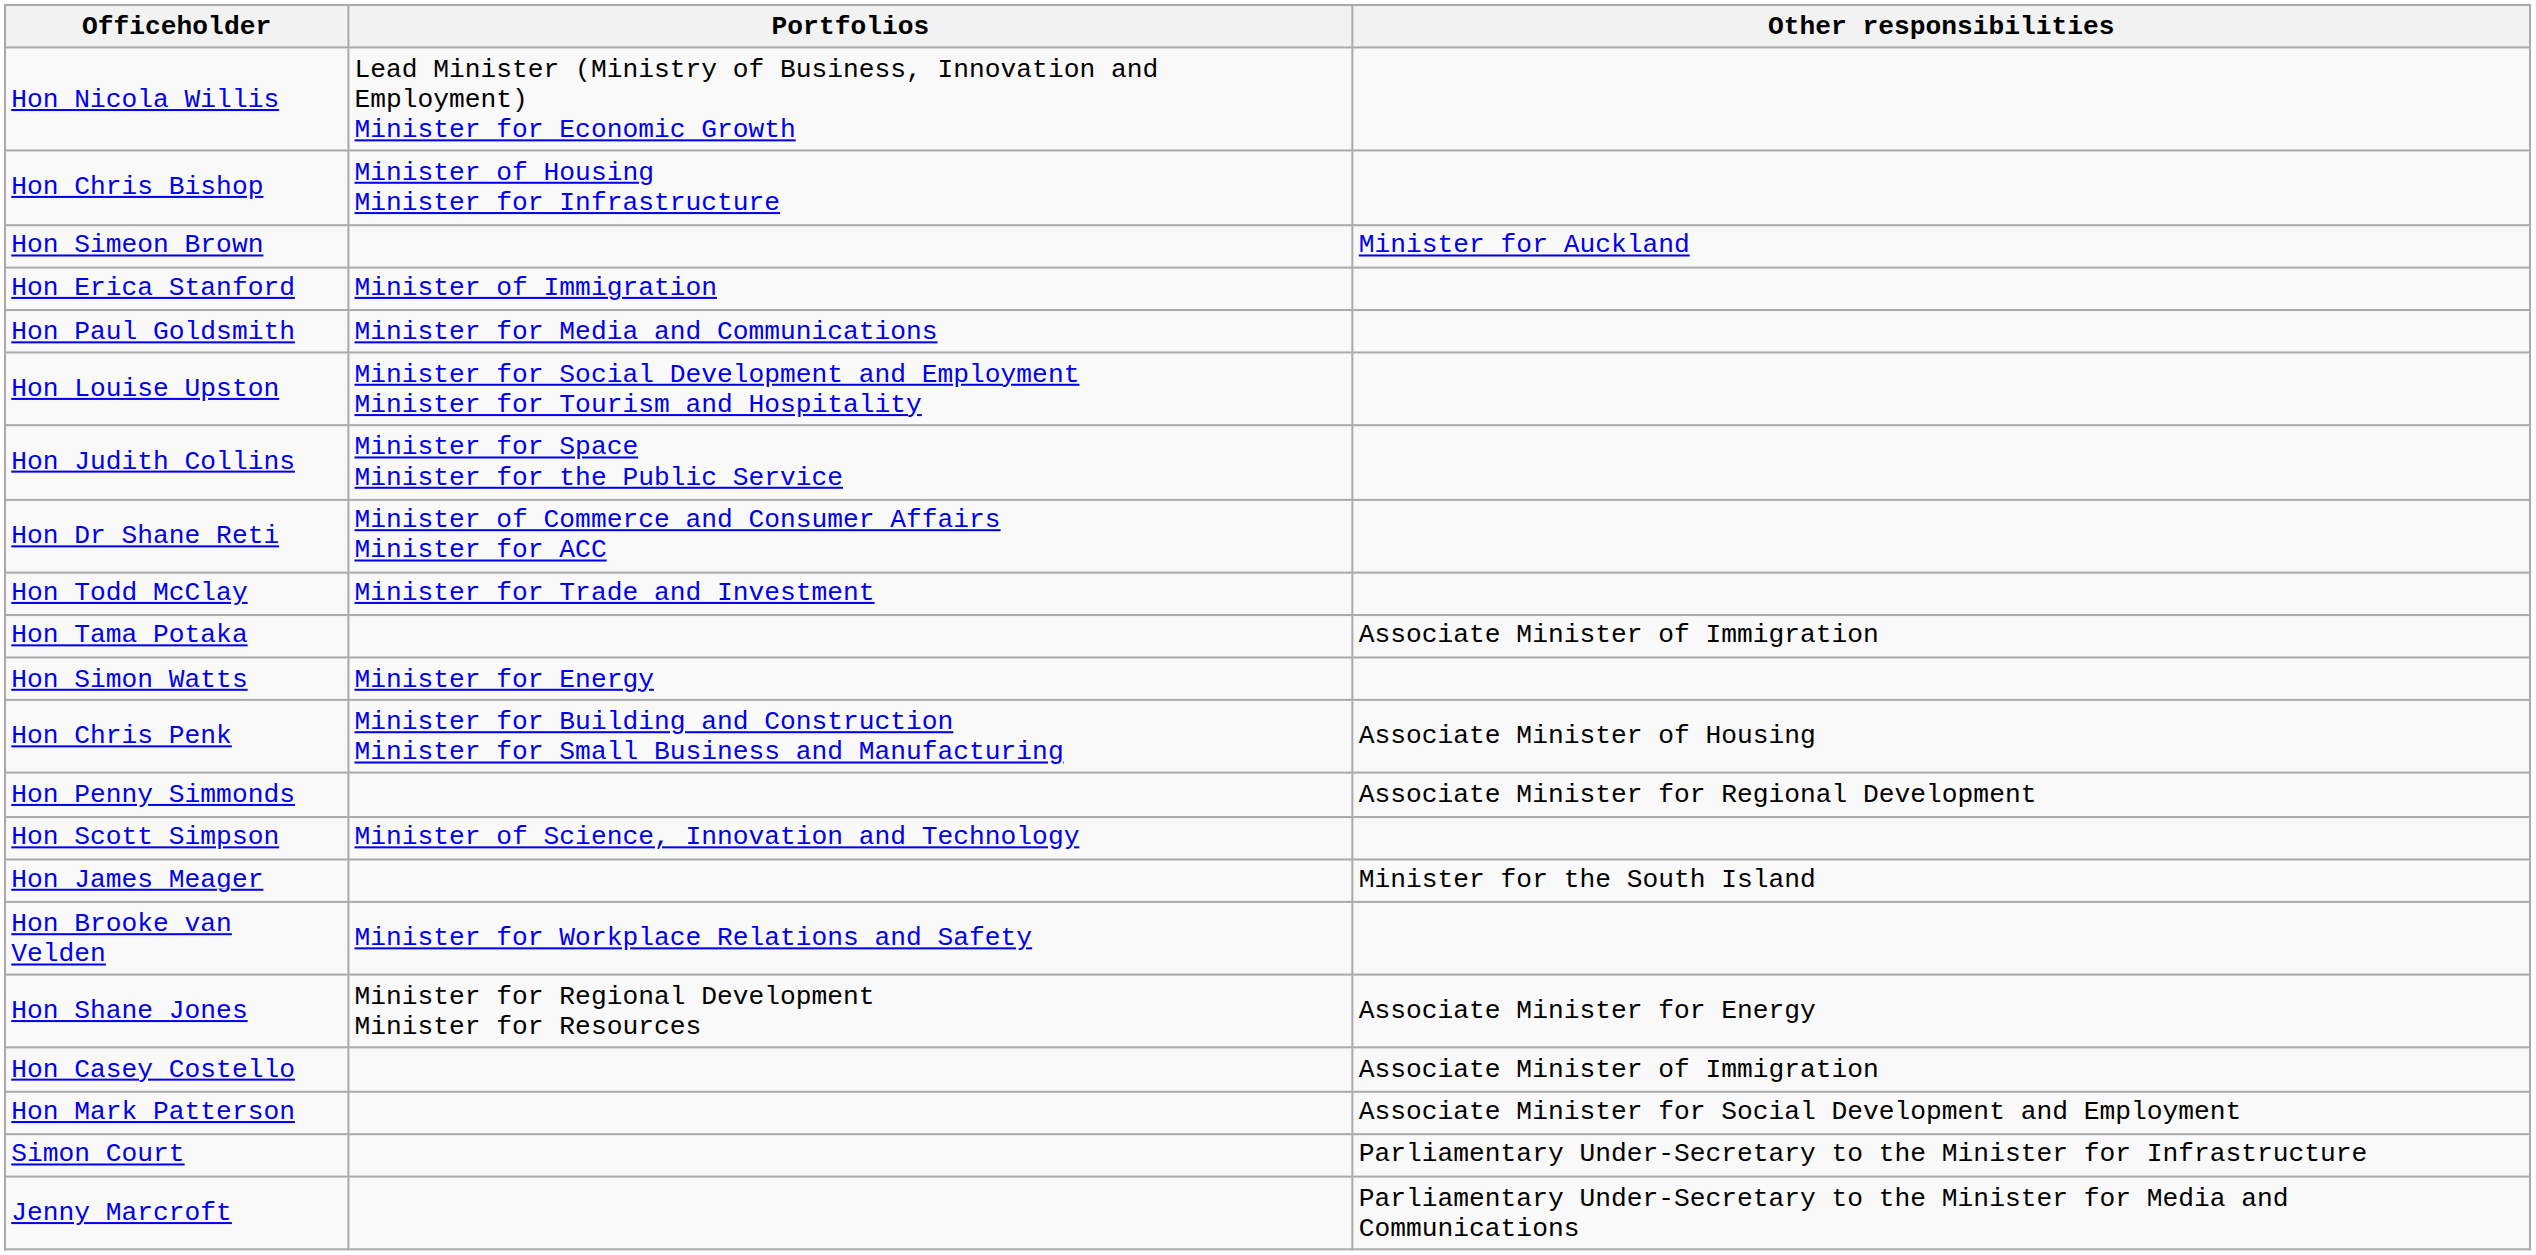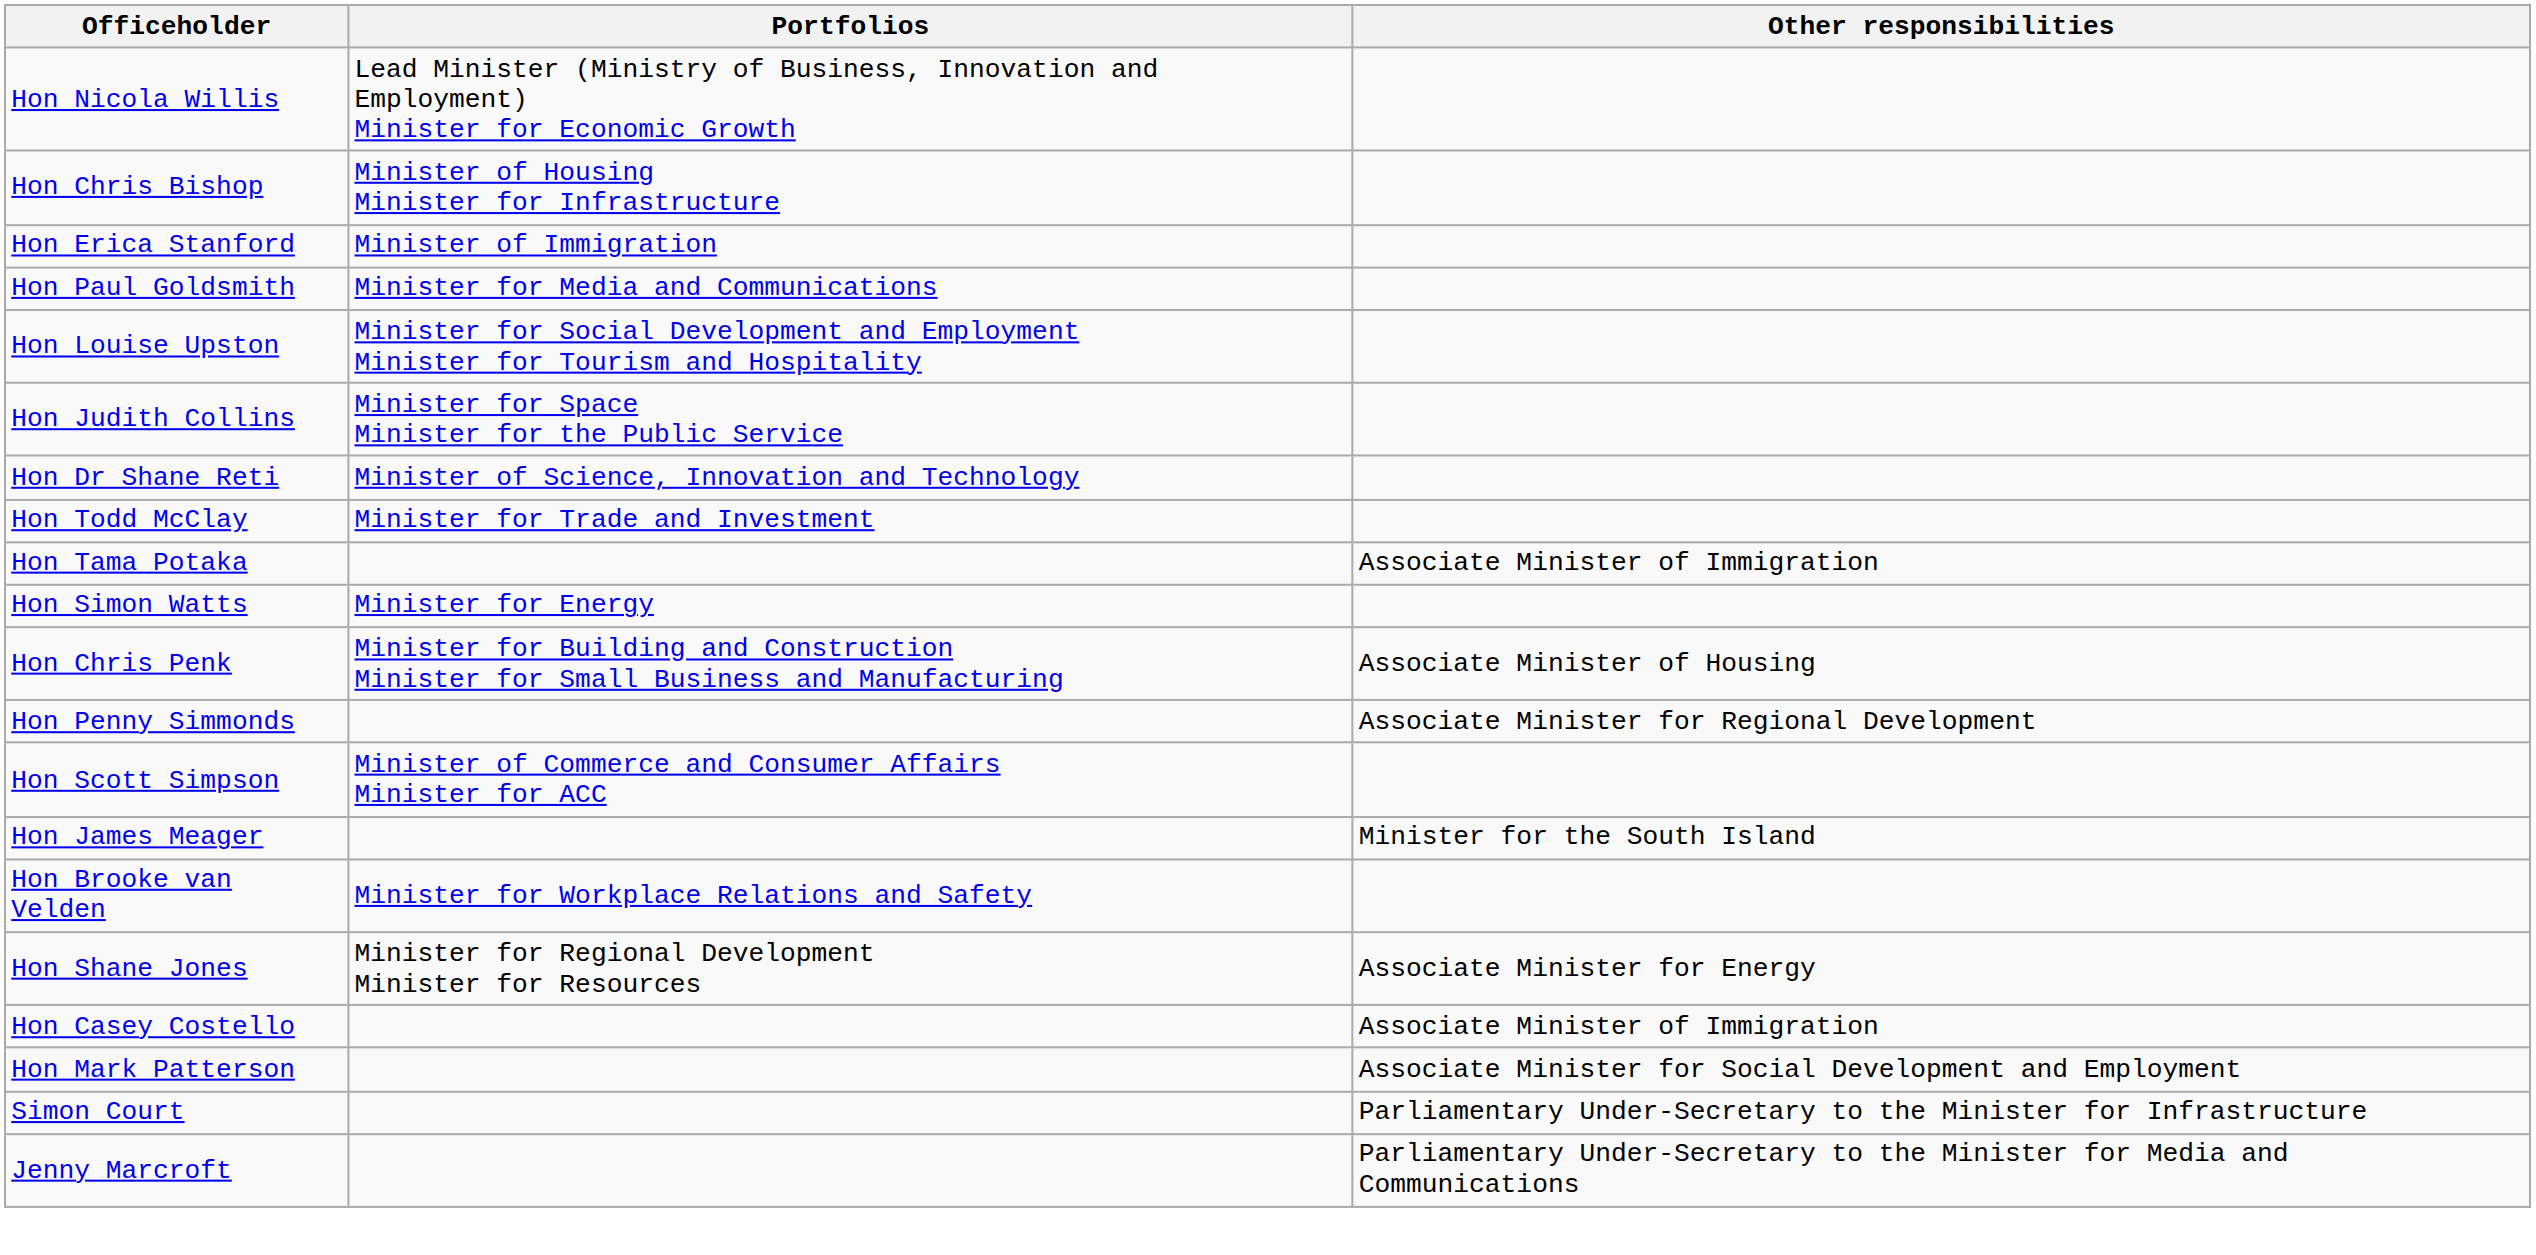- row: (137, 246)
(678, 535) Minister of Commerce and Consumer Affairs Minister for ACC -> (717, 478) Minister of Science, Innovation and Technology
(717, 838) Minister of Science, Innovation and Technology -> (678, 780) Minister of Commerce and Consumer Affairs Minister for ACC
